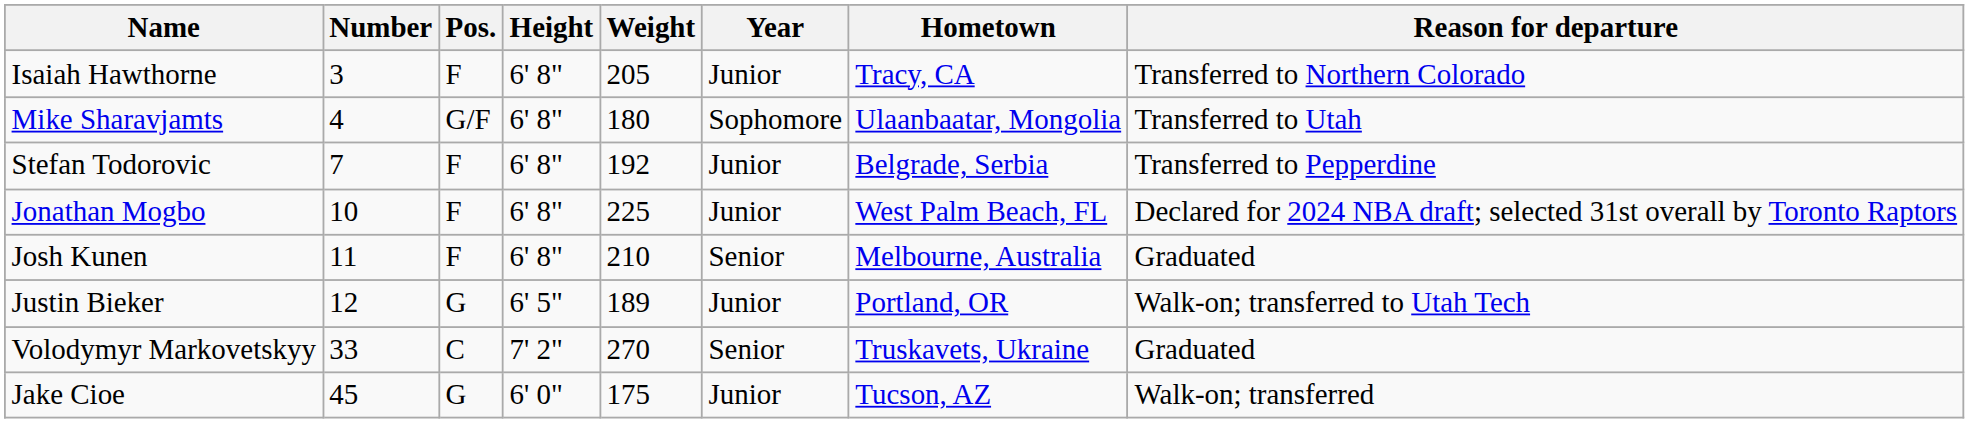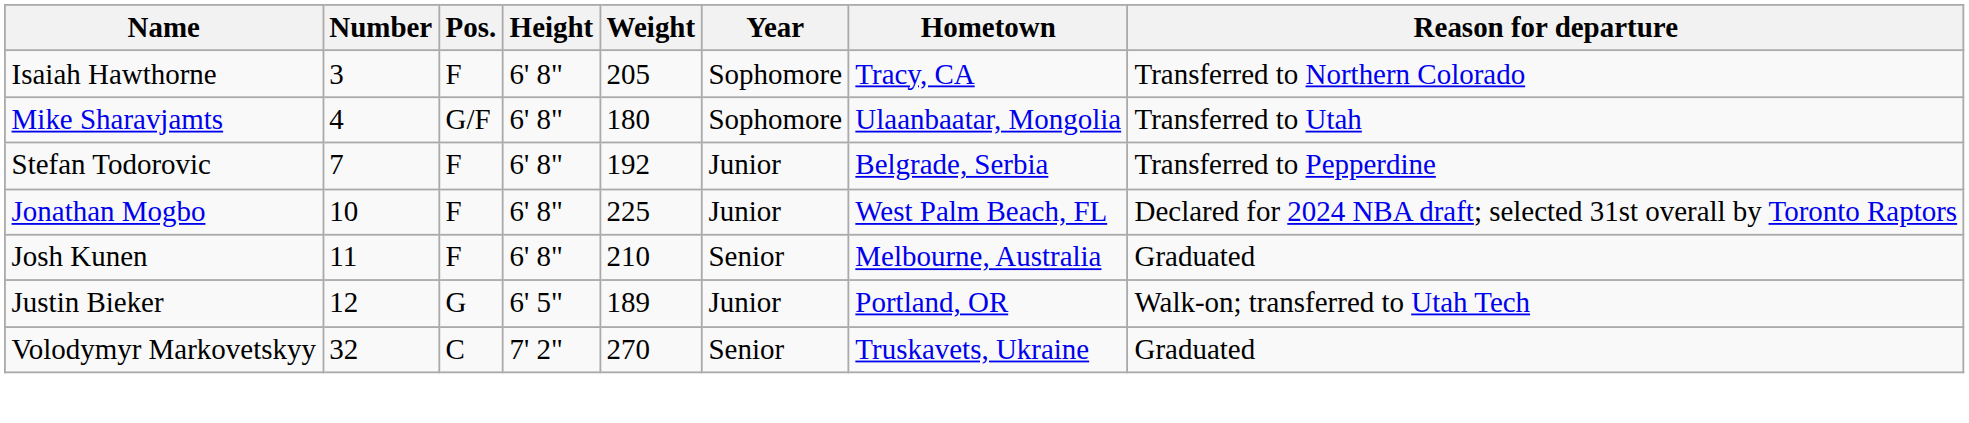(745, 73) Junior -> (775, 73) Sophomore
(344, 348) 33 -> (344, 348) 32
- row: (68, 394)
